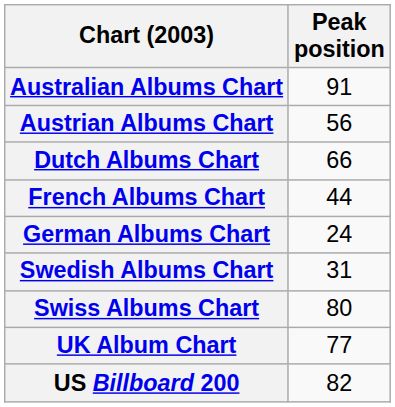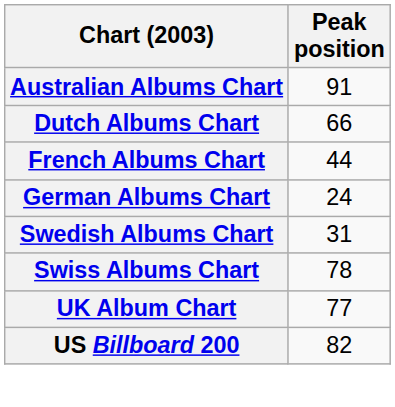- row: (147, 123)
(339, 308) 80 -> (339, 271) 78
